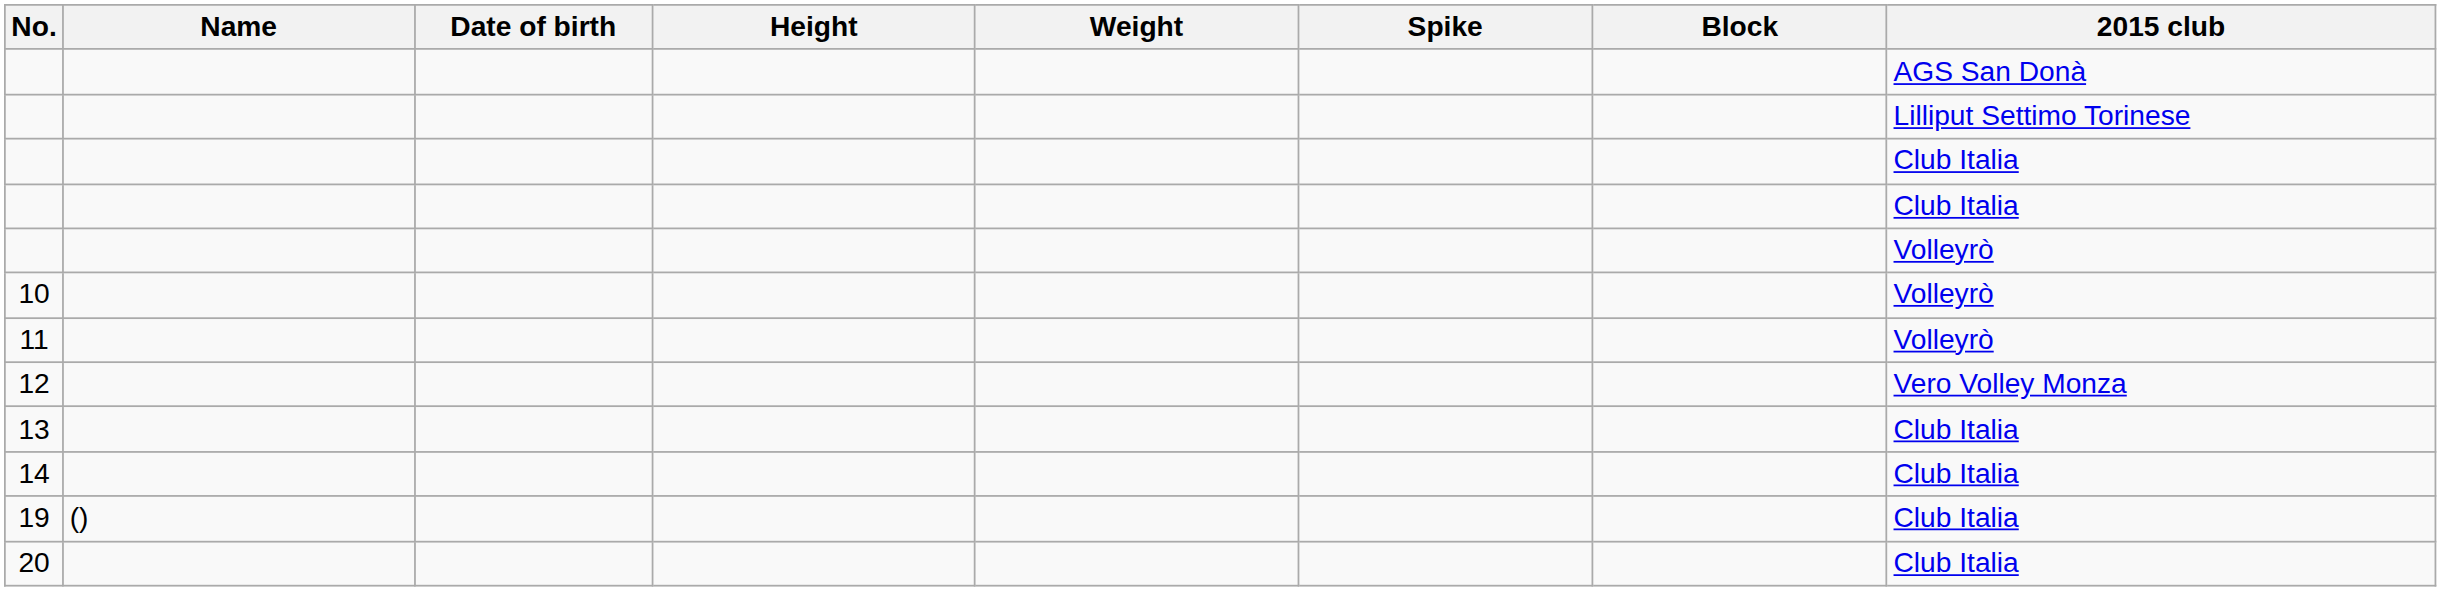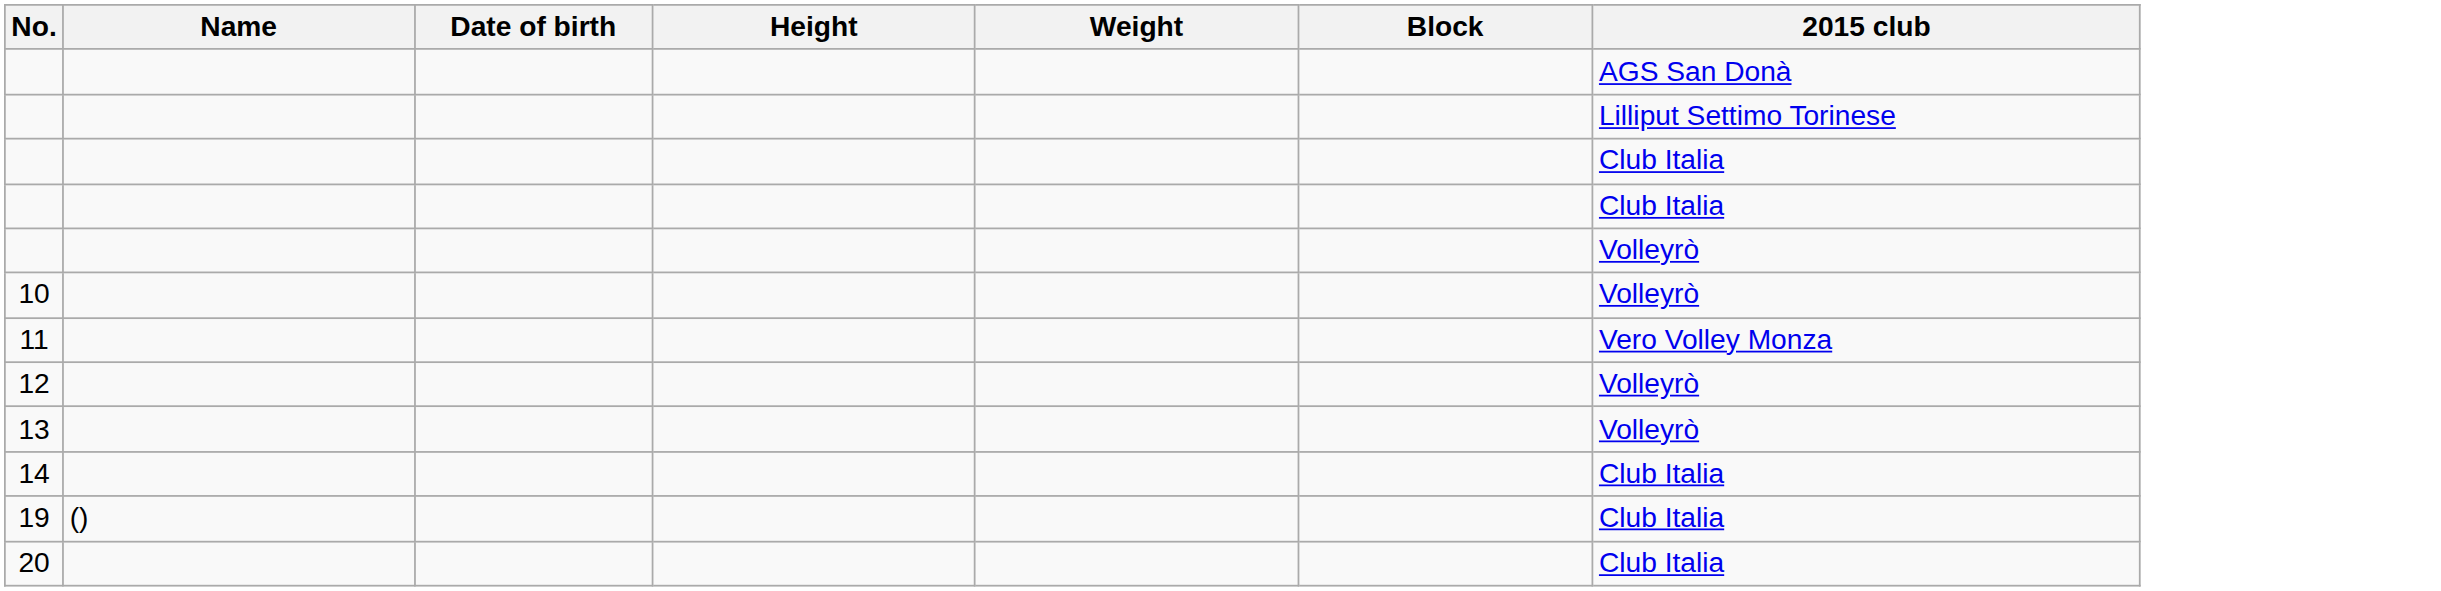- column: (1445, 26)
(1944, 339) Volleyrò -> (1716, 339) Vero Volley Monza
(2010, 384) Vero Volley Monza -> (1649, 384) Volleyrò
(1956, 428) Club Italia -> (1649, 428) Volleyrò
